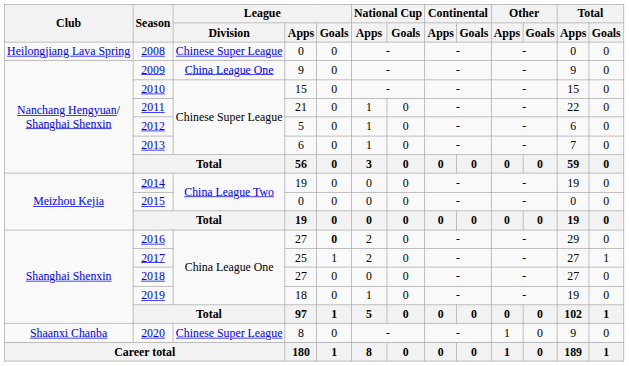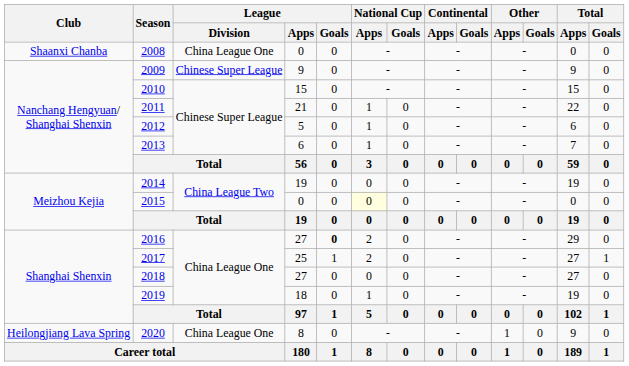(69, 51) Heilongjiang Lava Spring -> (69, 51) Shaanxi Chanba
(229, 51) Chinese Super League -> (229, 51) China League One
(229, 70) China League One -> (229, 70) Chinese Super League
(369, 201) no background -> (369, 201) lightyellow background
(69, 333) Shaanxi Chanba -> (69, 333) Heilongjiang Lava Spring
(229, 333) Chinese Super League -> (229, 333) China League One
